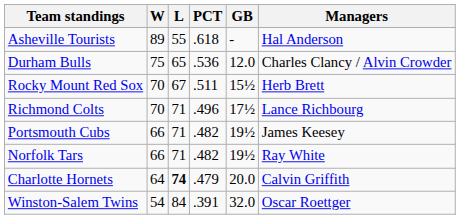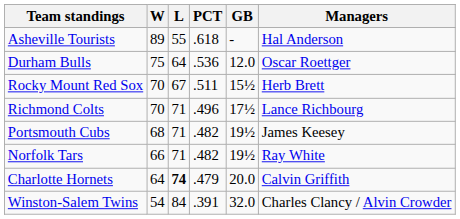(179, 62) 65 -> (179, 62) 64
(357, 62) Charles Clancy / Alvin Crowder -> (306, 62) Oscar Roettger
(157, 132) 66 -> (157, 132) 68
(306, 202) Oscar Roettger -> (357, 202) Charles Clancy / Alvin Crowder
